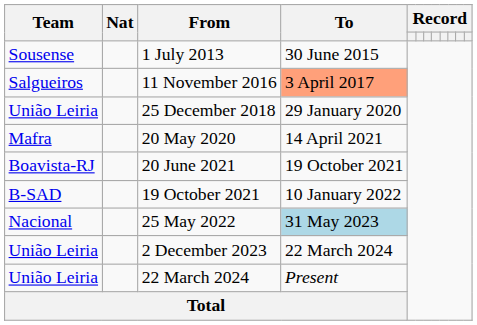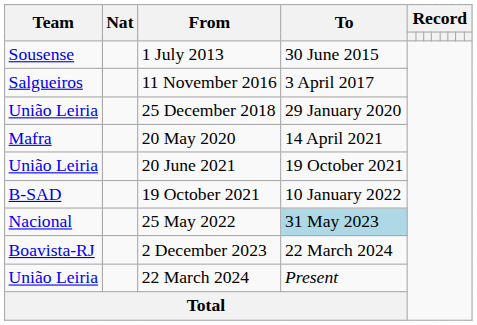(329, 82) lightsalmon background -> (329, 82) no background
(52, 166) Boavista-RJ -> (53, 166) União Leiria
(53, 249) União Leiria -> (52, 249) Boavista-RJ
